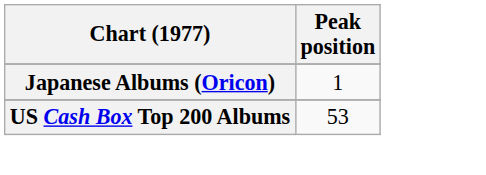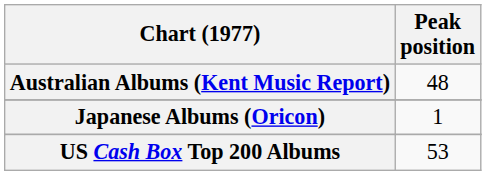+ row: (200, 81)
